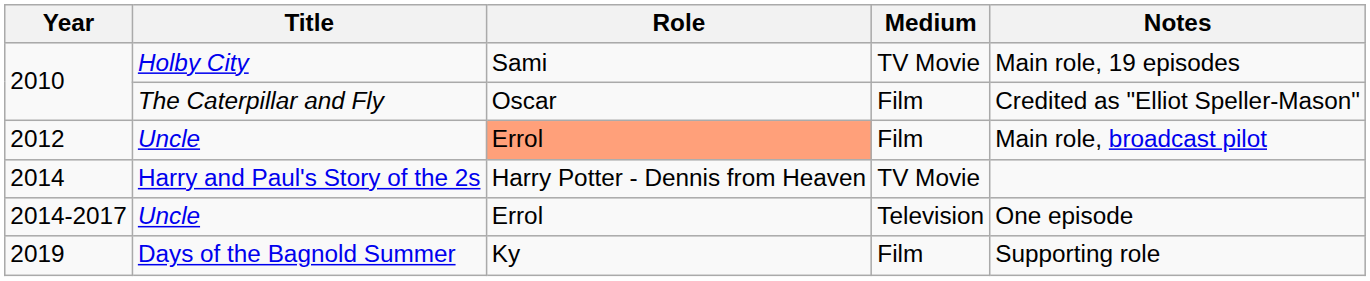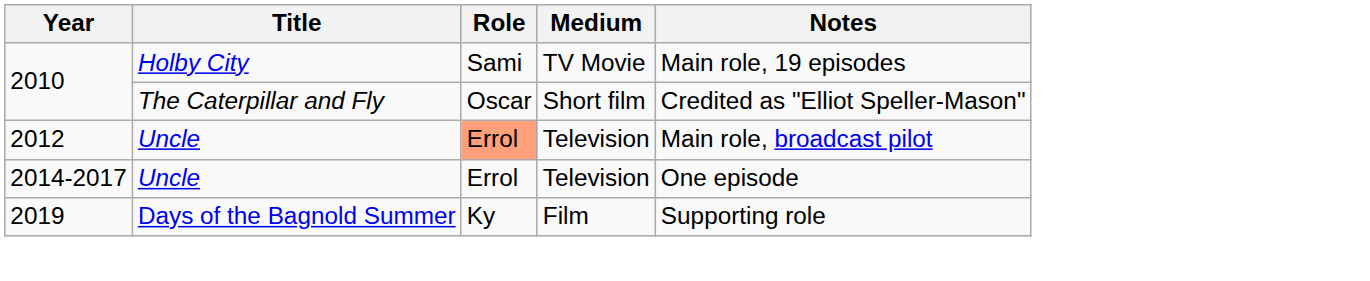(900, 100) Film -> (594, 100) Short film
(900, 139) Film -> (596, 139) Television
- row: (37, 178)
